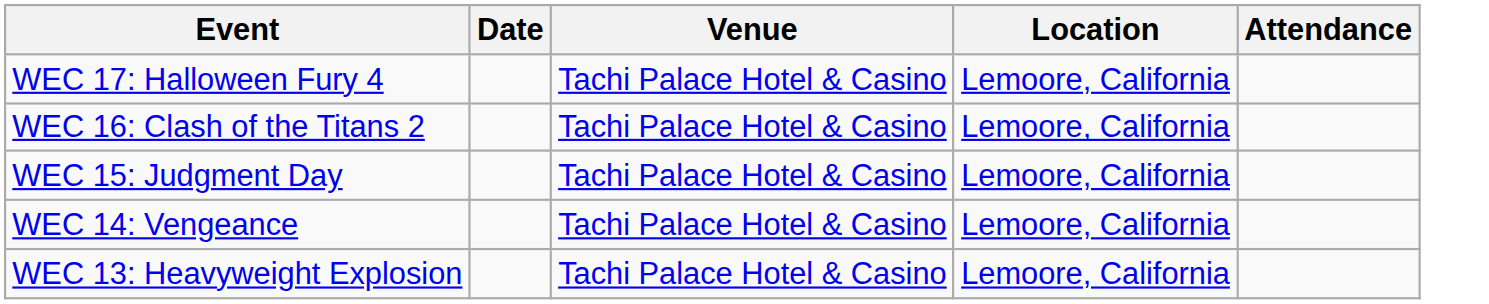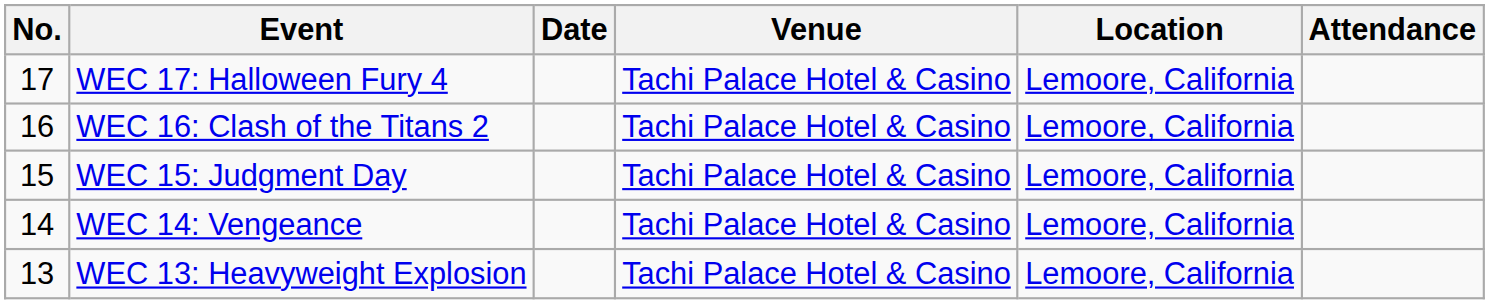+ column: (37, 30)
